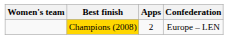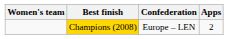columns swapped: (151, 12) <-> (193, 12)
